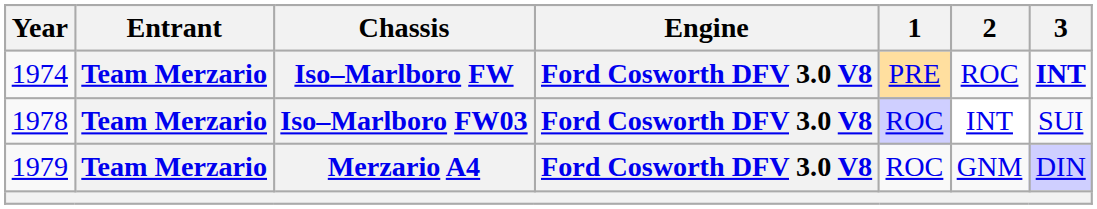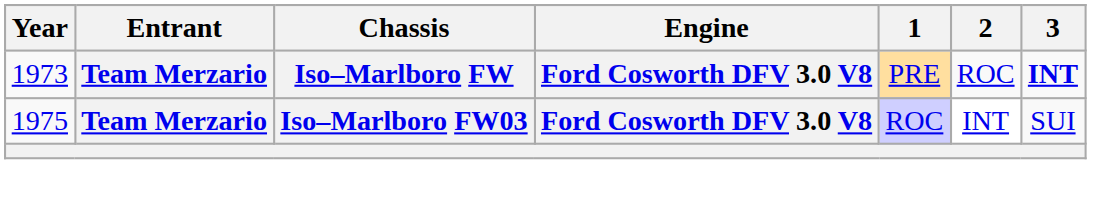(40, 73) 1974 -> (40, 73) 1973
(40, 120) 1978 -> (40, 120) 1975
- row: (404, 166)
